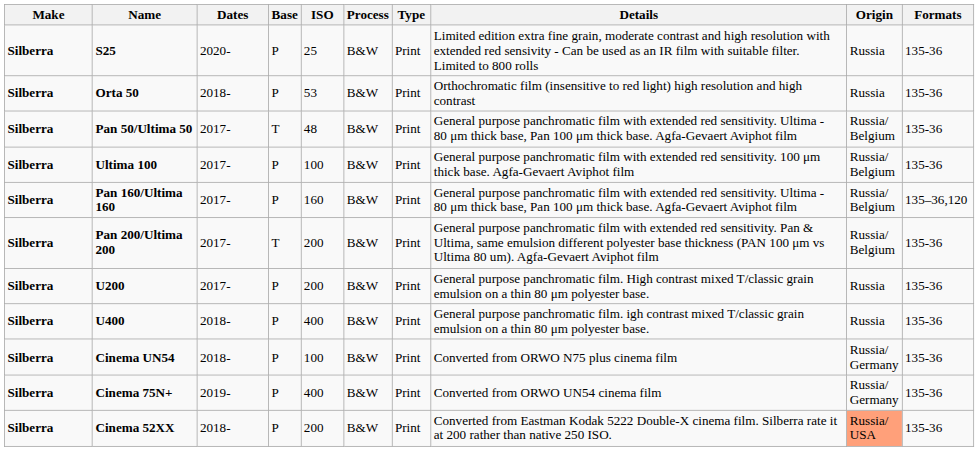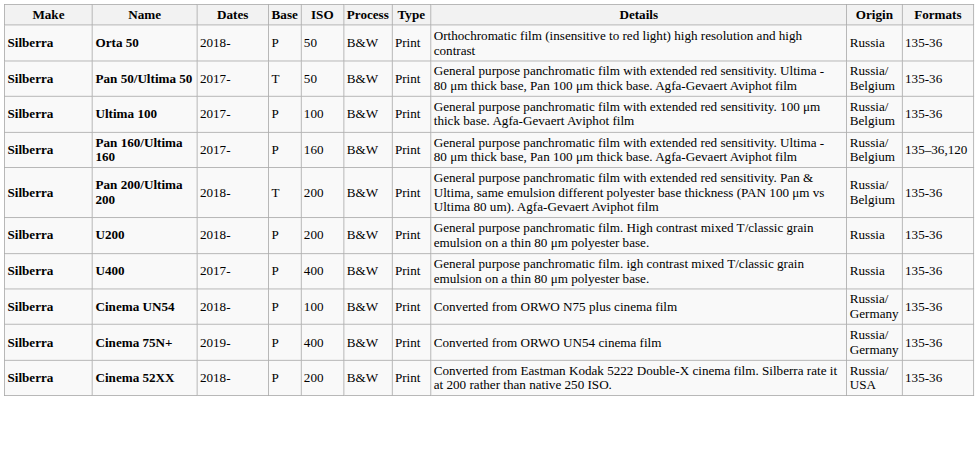- row: (106, 50)
(310, 93) 53 -> (310, 43) 50
(310, 128) 48 -> (310, 78) 50
(215, 243) 2017- -> (215, 192) 2018-
(215, 286) 2017- -> (215, 235) 2018-
(215, 321) 2018- -> (215, 271) 2017-
(869, 428) lightsalmon background -> (869, 377) no background
